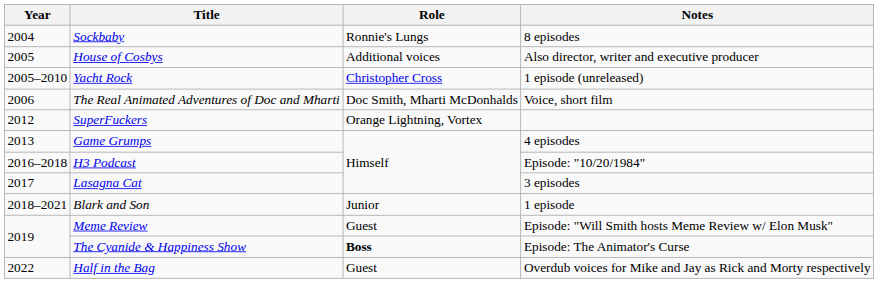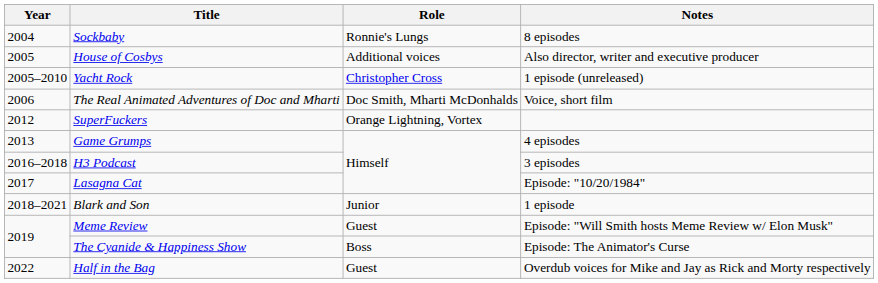(584, 162) Episode: "10/20/1984" -> (552, 162) 3 episodes
(552, 183) 3 episodes -> (584, 183) Episode: "10/20/1984"
(359, 246) bold -> (359, 246) normal
